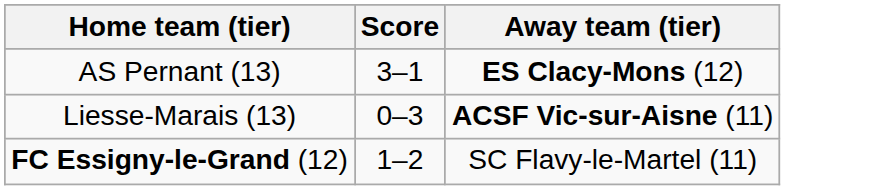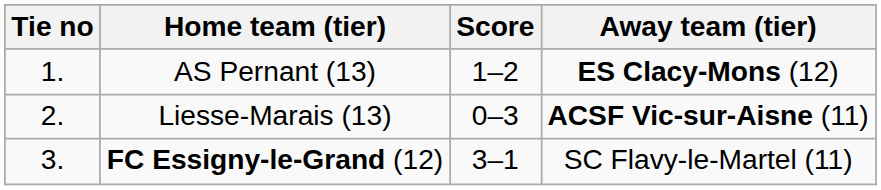+ column: (53, 26)
(400, 71) 3–1 -> (495, 71) 1–2
(400, 160) 1–2 -> (495, 160) 3–1
